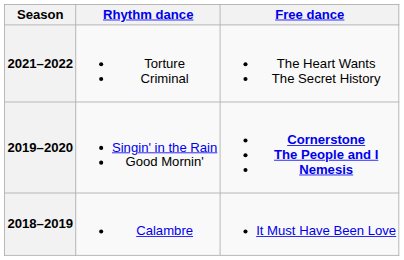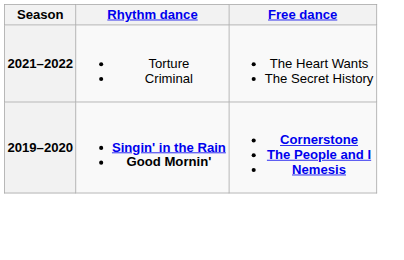(148, 155) normal -> (153, 155) bold
- row: (40, 224)
